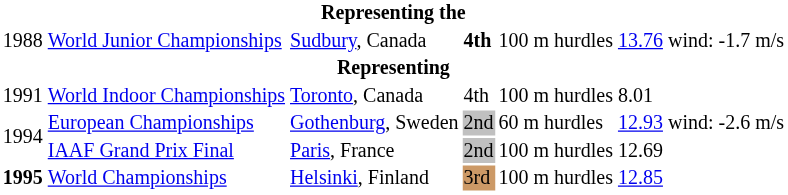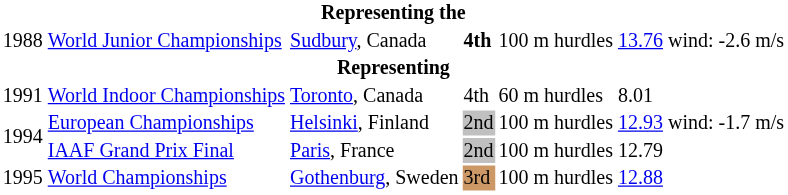(726, 40) wind: -1.7 m/s -> (726, 40) wind: -2.6 m/s
(556, 95) 100 m hurdles -> (551, 95) 60 m hurdles
(374, 122) Gothenburg, Sweden -> (359, 122) Helsinki, Finland
(551, 122) 60 m hurdles -> (556, 122) 100 m hurdles
(726, 122) wind: -2.6 m/s -> (726, 122) wind: -1.7 m/s
(640, 150) 12.69 -> (640, 150) 12.79
(23, 177) bold -> (23, 177) normal
(359, 177) Helsinki, Finland -> (374, 177) Gothenburg, Sweden
(640, 177) 12.85 -> (640, 177) 12.88
